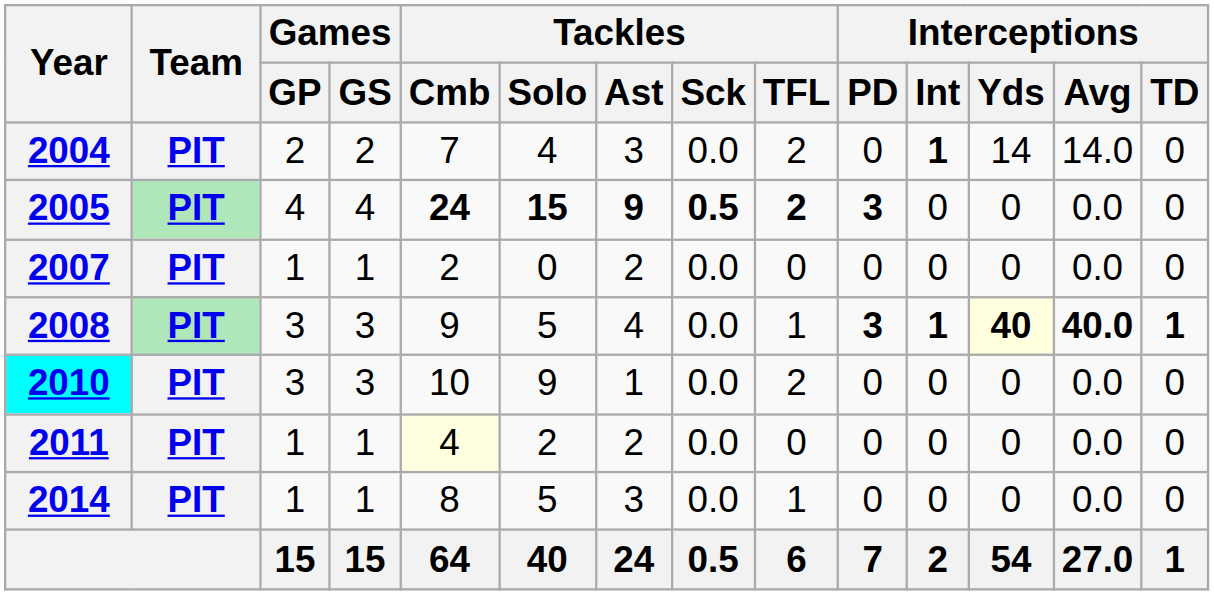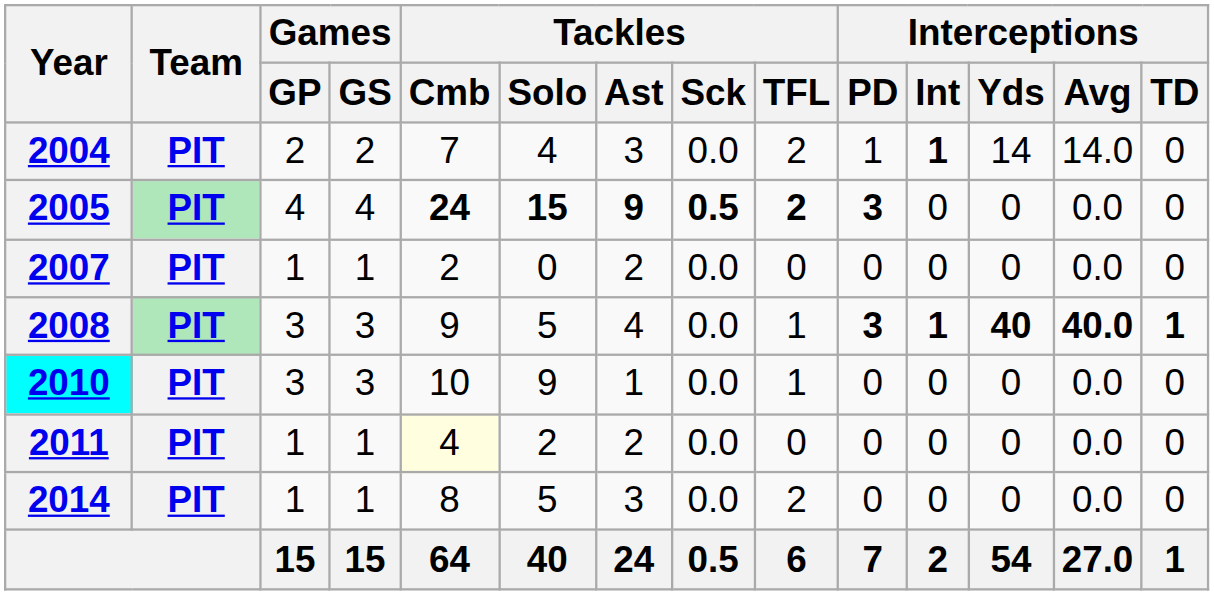(873, 150) 0 -> (873, 150) 1
(1011, 325) lightyellow background -> (1011, 325) no background
(797, 383) 2 -> (797, 383) 1
(797, 500) 1 -> (797, 500) 2
